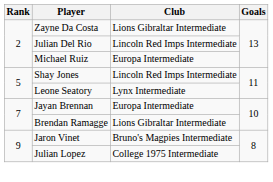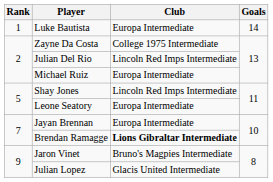+ row: (62, 28)
(169, 28) Lions Gibraltar Intermediate -> (165, 43) College 1975 Intermediate
(149, 91) Lynx Intermediate -> (153, 106) Europa Intermediate
(169, 122) normal -> (175, 138) bold
(165, 153) College 1975 Intermediate -> (166, 169) Glacis United Intermediate
